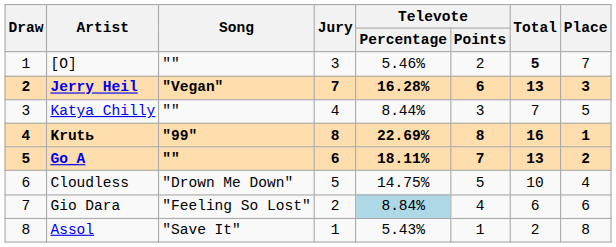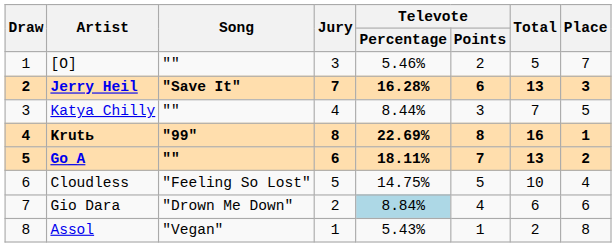(535, 64) bold -> (535, 64) normal
(193, 88) "Vegan" -> (202, 88) "Save It"
(228, 183) "Drown Me Down" -> (236, 183) "Feeling So Lost"
(236, 206) "Feeling So Lost" -> (228, 206) "Drown Me Down"
(202, 230) "Save It" -> (193, 230) "Vegan"
